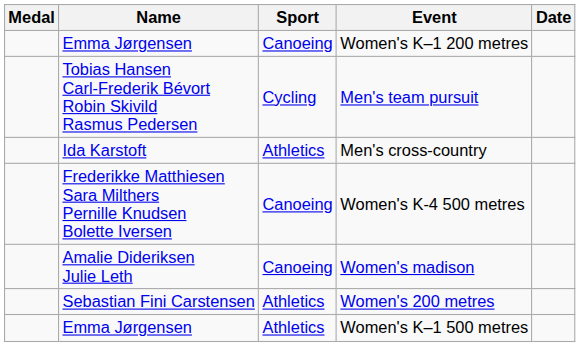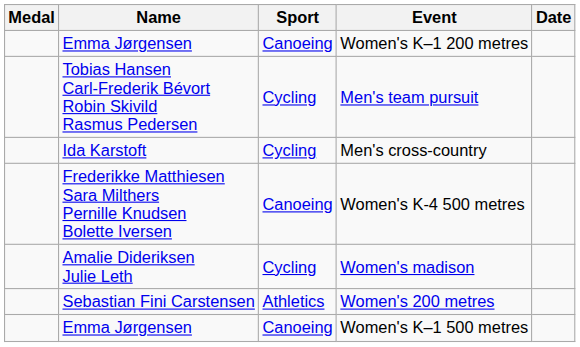(293, 151) Athletics -> (289, 151) Cycling
(298, 267) Canoeing -> (289, 267) Cycling
(293, 328) Athletics -> (298, 328) Canoeing
